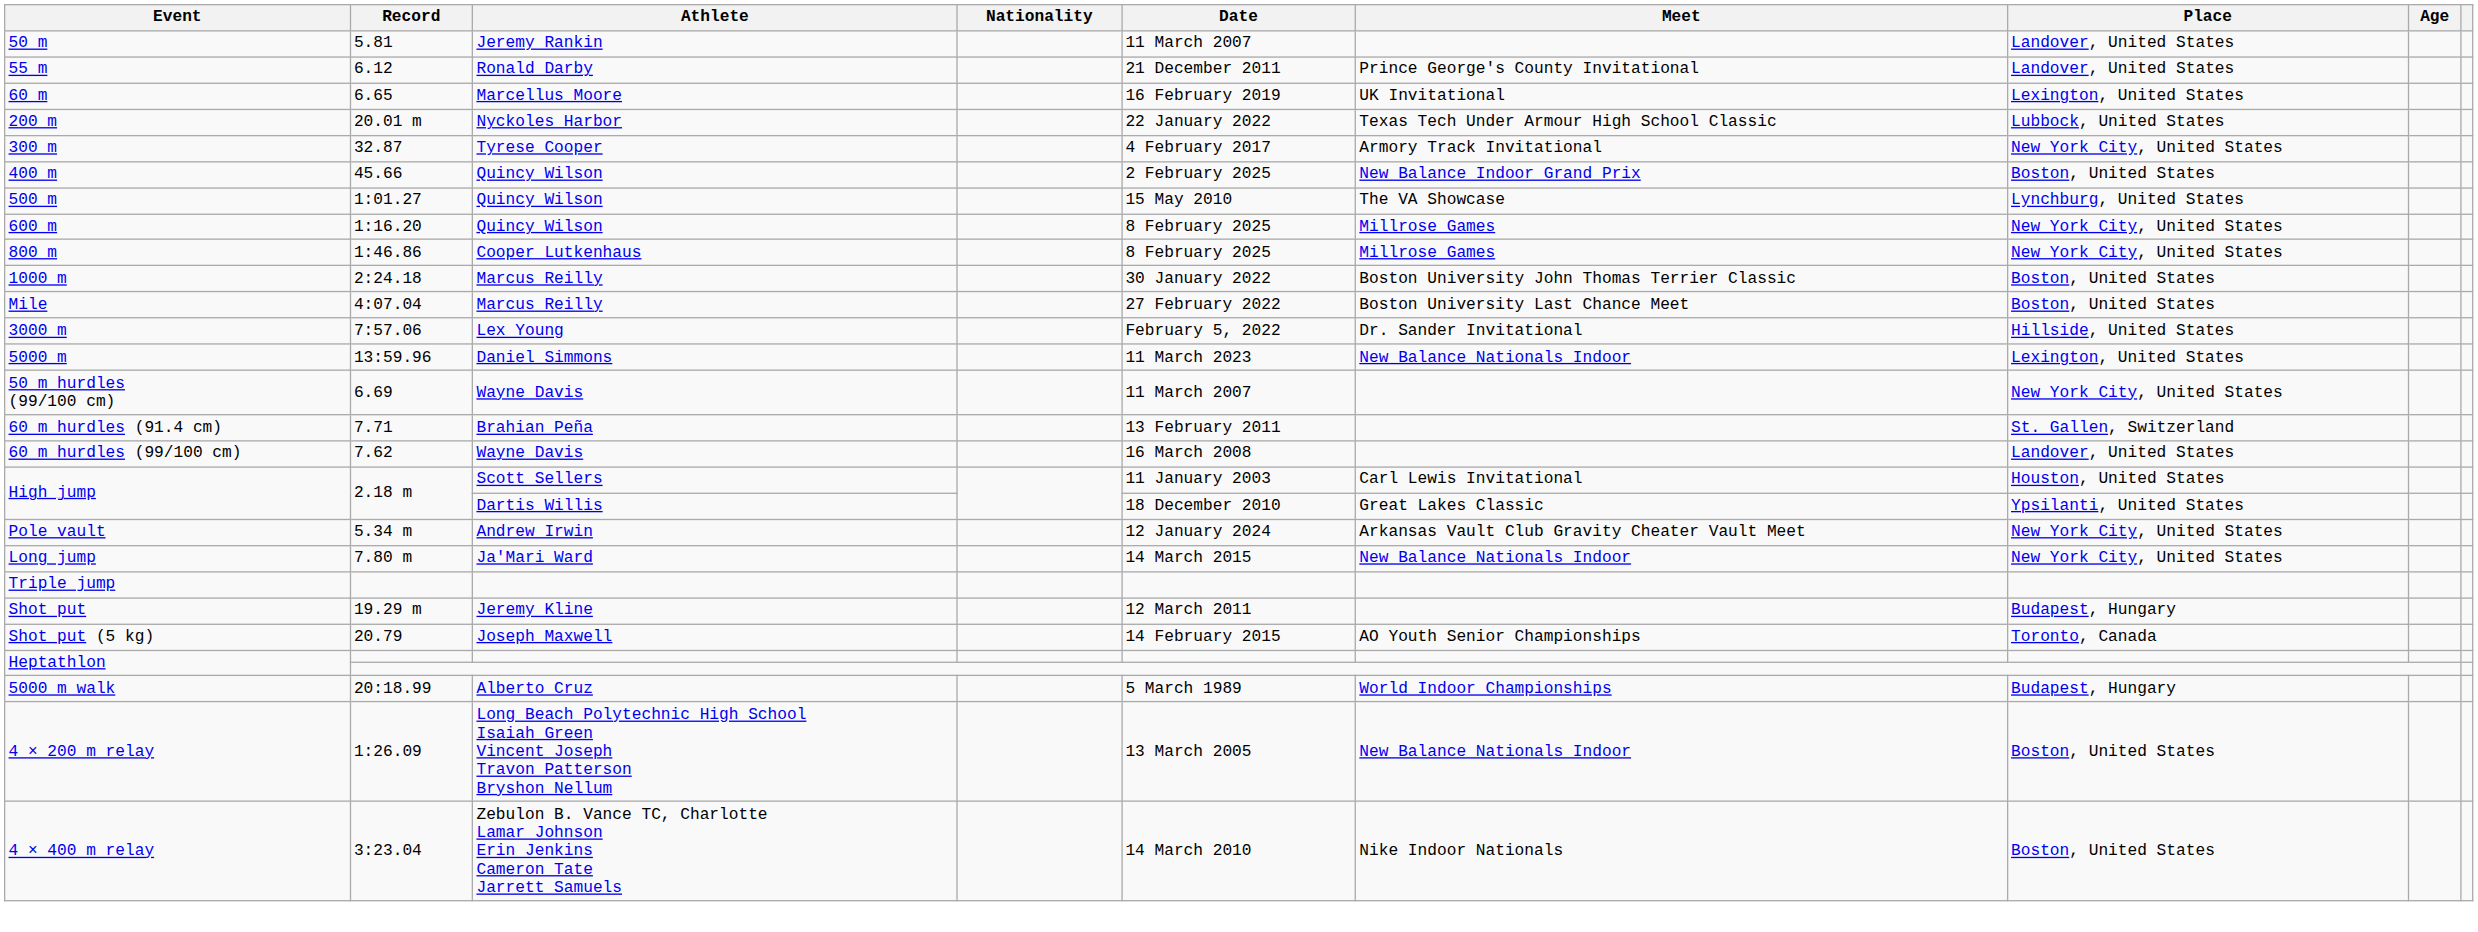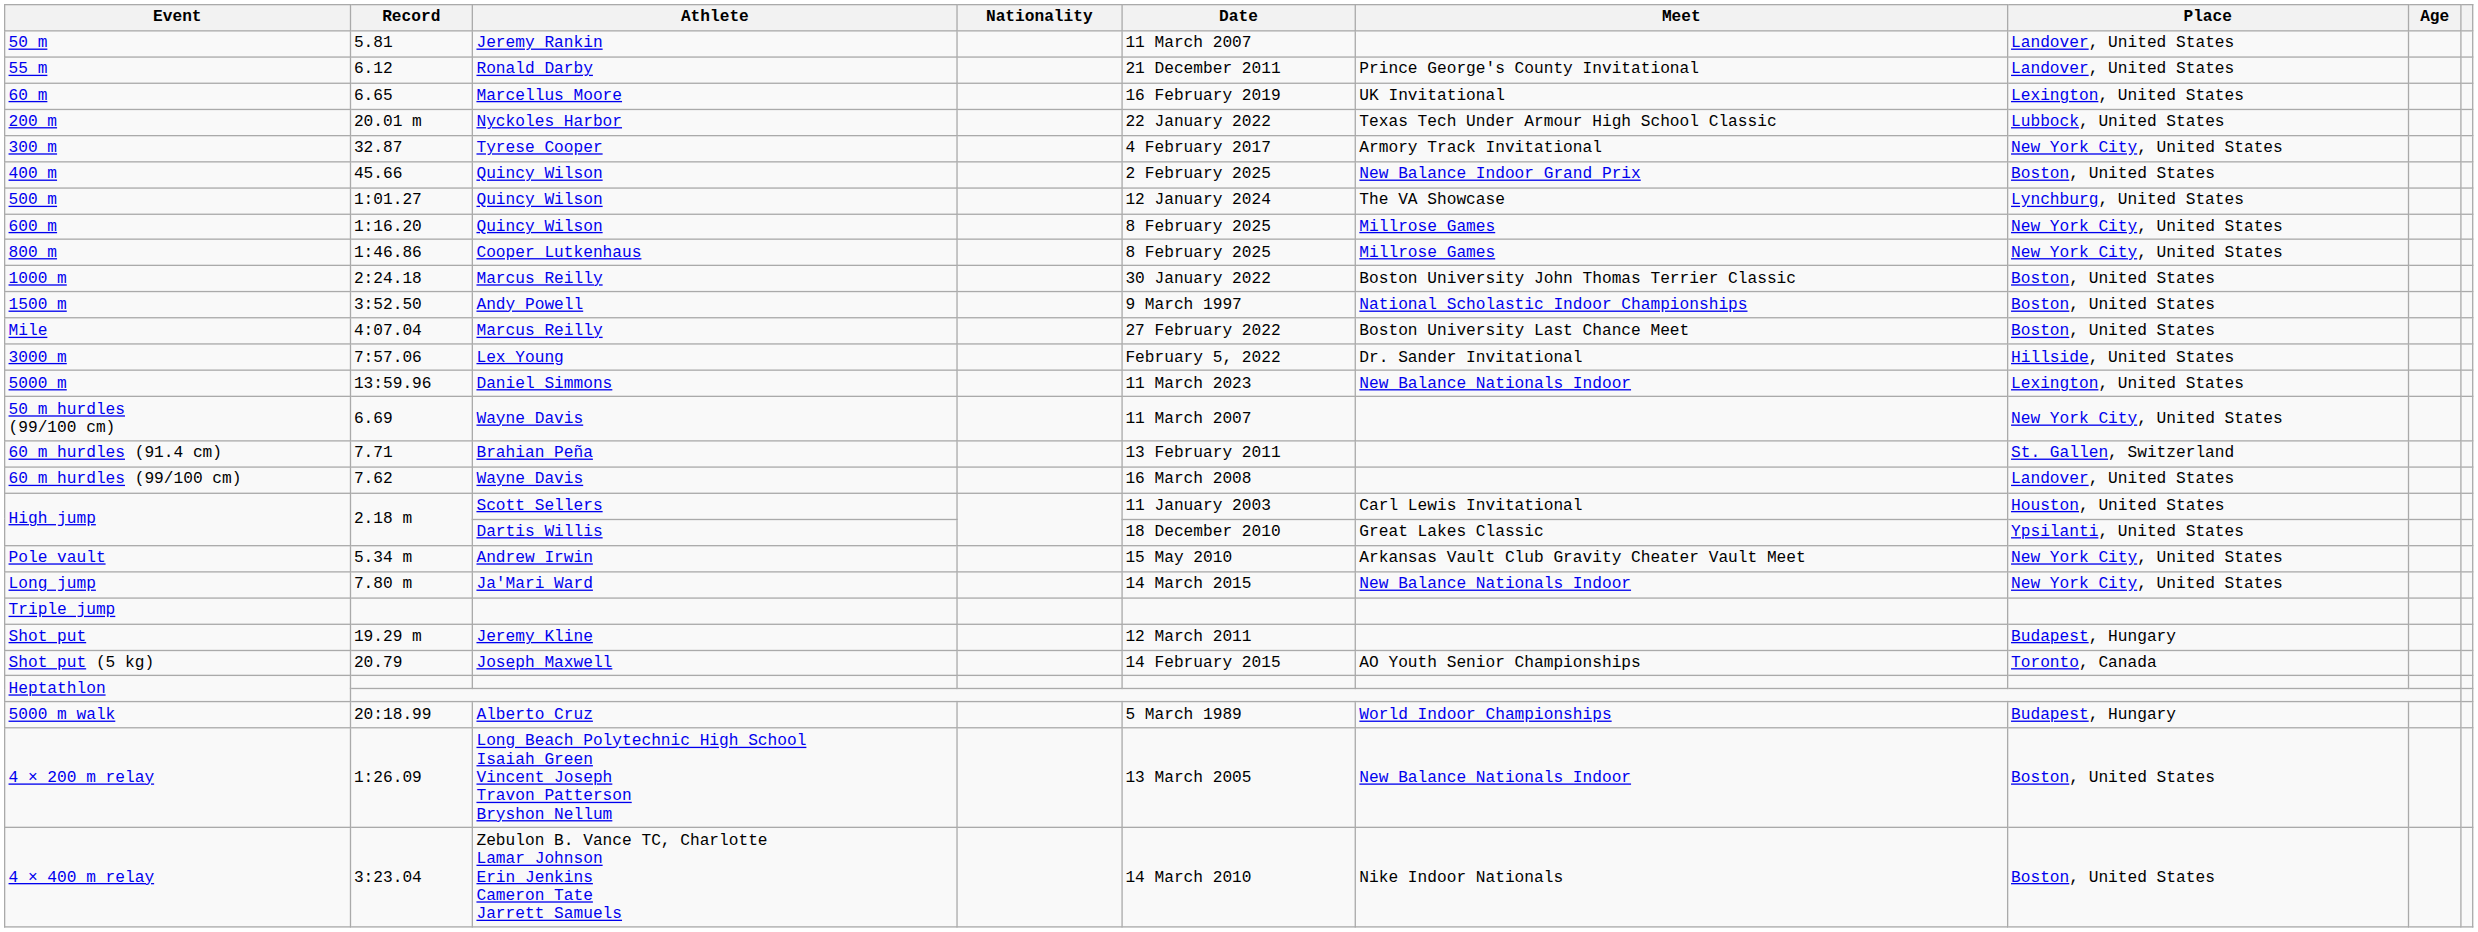(1179, 201) 15 May 2010 -> (1198, 201) 12 January 2024
+ row: (38, 305)
(1198, 533) 12 January 2024 -> (1179, 559) 15 May 2010
